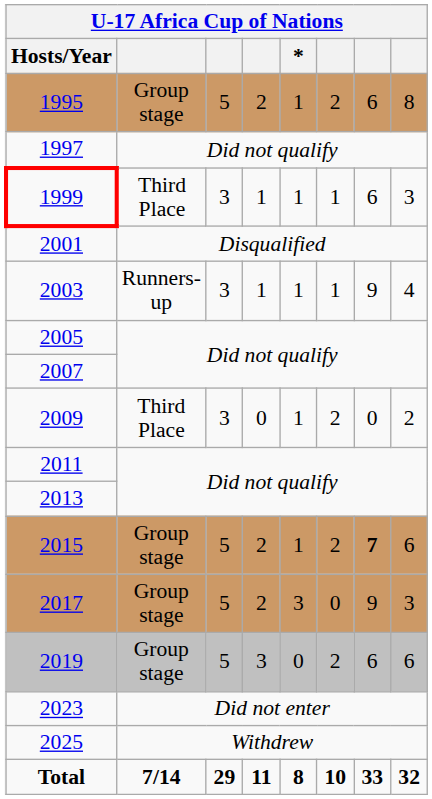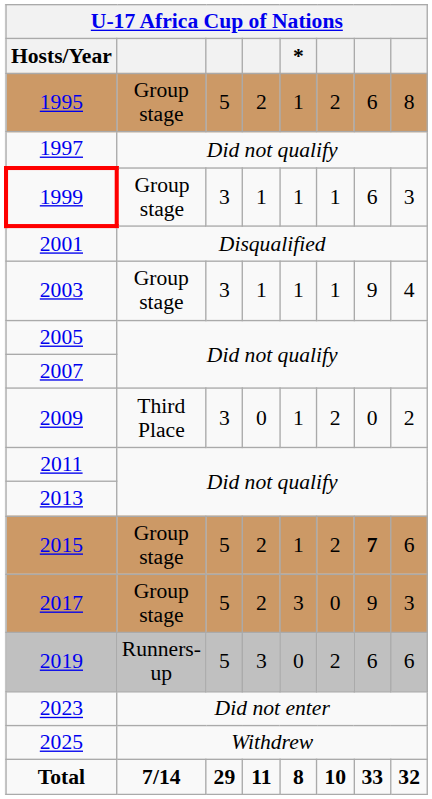(162, 196) Third Place -> (162, 196) Group stage
(161, 290) Runners-up -> (161, 290) Group stage
(161, 661) Group stage -> (161, 661) Runners-up
